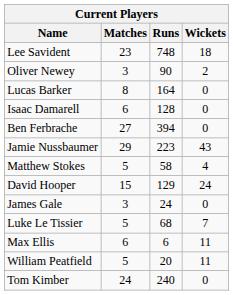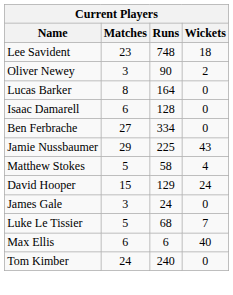(166, 128) 394 -> (166, 128) 334
(166, 147) 223 -> (166, 147) 225
(205, 242) 11 -> (205, 242) 40
- row: (49, 261)
